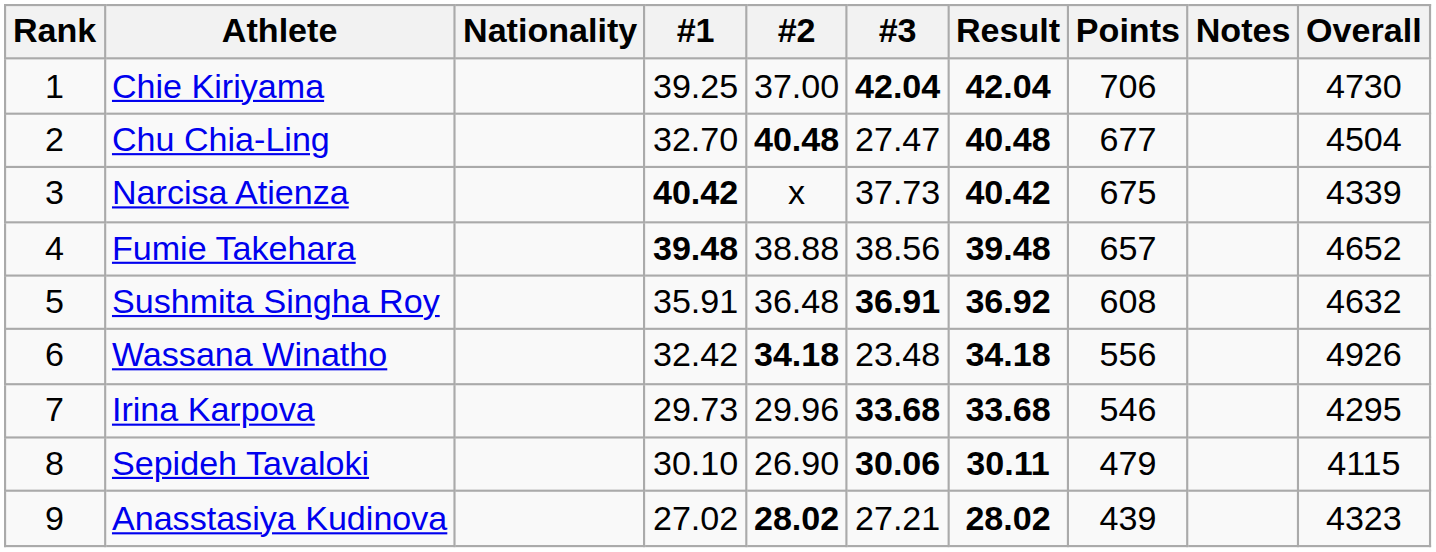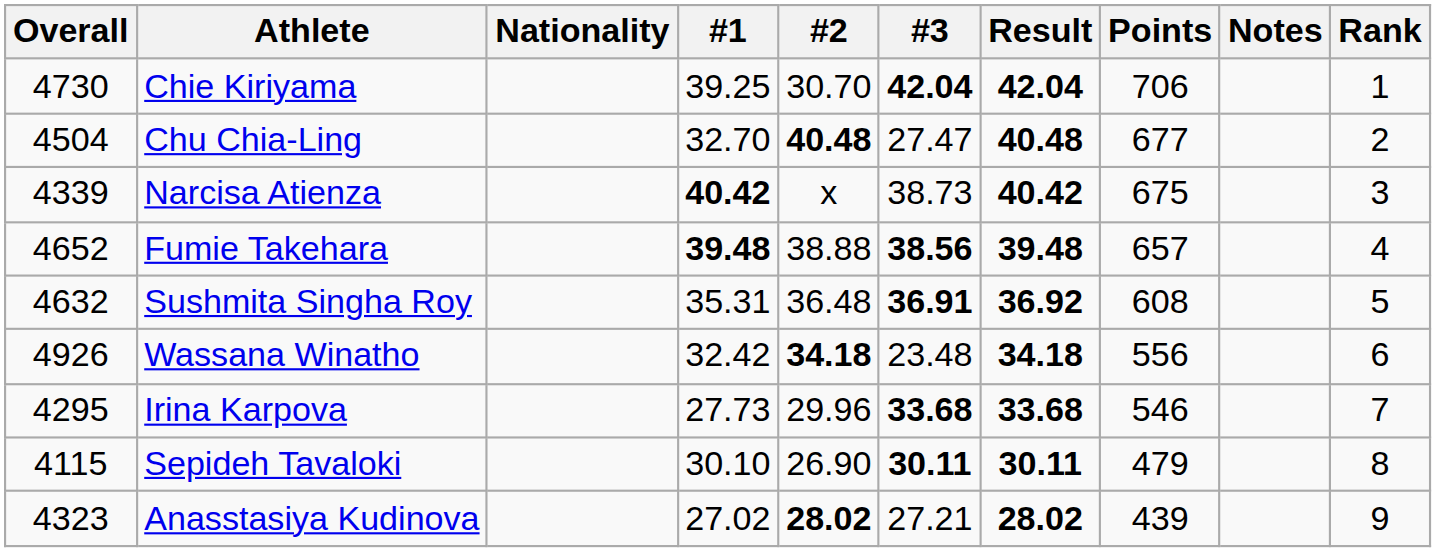columns swapped: (55, 31) <-> (1364, 31)
(797, 85) 37.00 -> (829, 85) 30.70
(898, 193) 37.73 -> (930, 193) 38.73
(898, 247) normal -> (930, 247) bold
(696, 301) 35.91 -> (728, 301) 35.31
(696, 409) 29.73 -> (728, 409) 27.73
(898, 463) 30.06 -> (930, 463) 30.11
